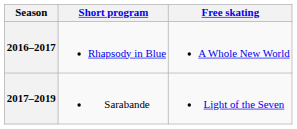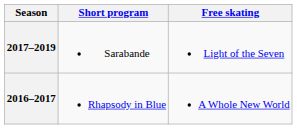rows swapped: (31, 98) <-> (31, 47)
